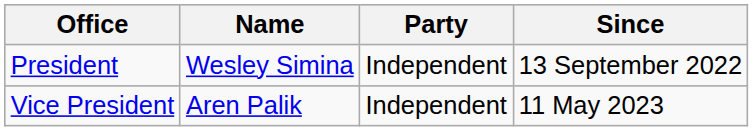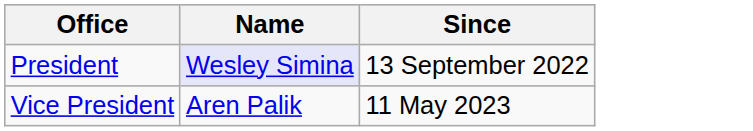- column: (436, 24)
(270, 65) no background -> (270, 65) lavender background
